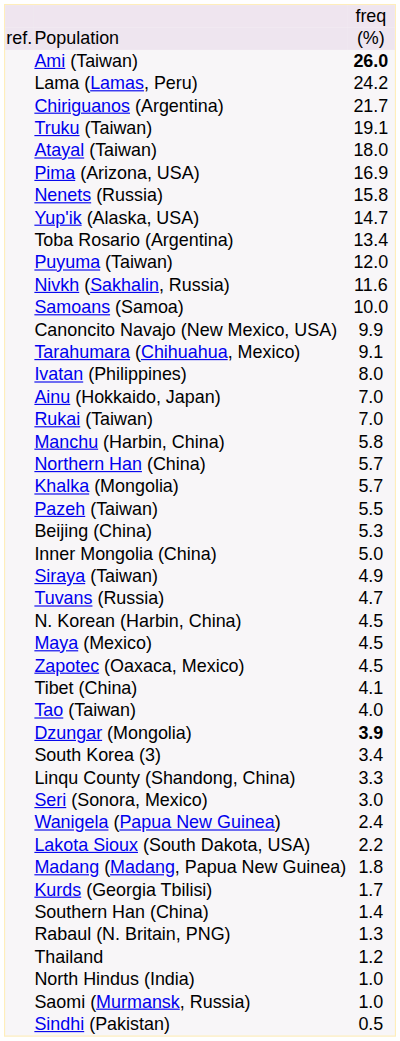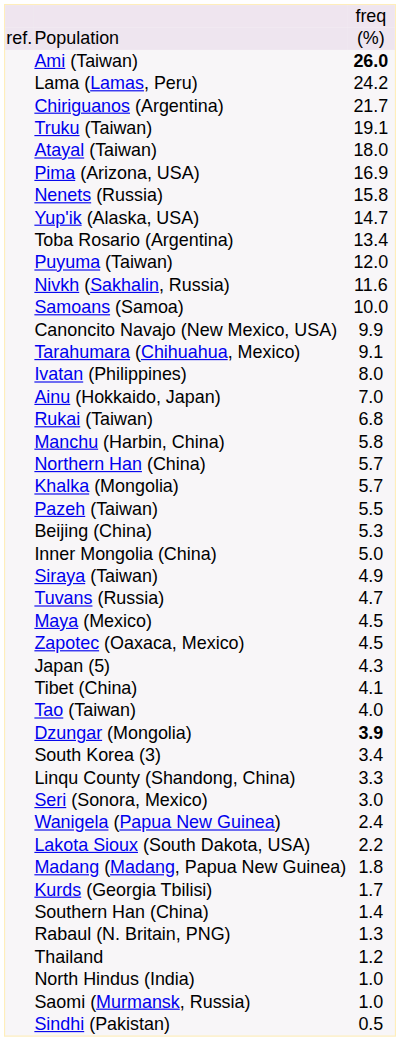(371, 419) 7.0 -> (371, 419) 6.8
- row: (138, 621)
+ row: (72, 665)
